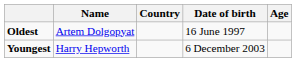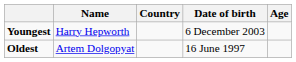rows swapped: (29, 48) <-> (22, 31)
